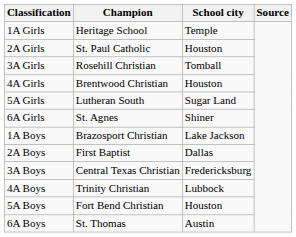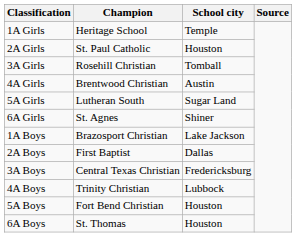(203, 83) Houston -> (199, 83) Austin
(199, 223) Austin -> (203, 223) Houston
